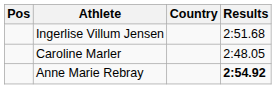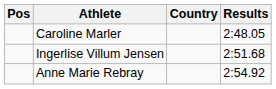rows swapped: (79, 53) <-> (100, 34)
(245, 73) bold -> (244, 73) normal
